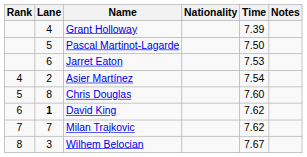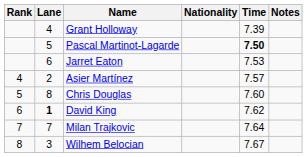(254, 45) normal -> (254, 45) bold
(254, 78) 7.54 -> (254, 78) 7.57
(254, 128) 7.62 -> (254, 128) 7.64
